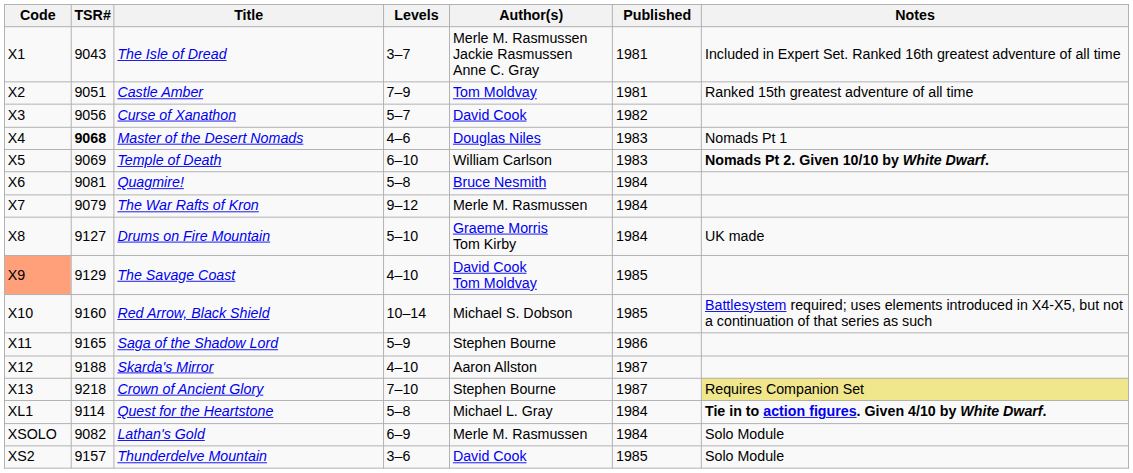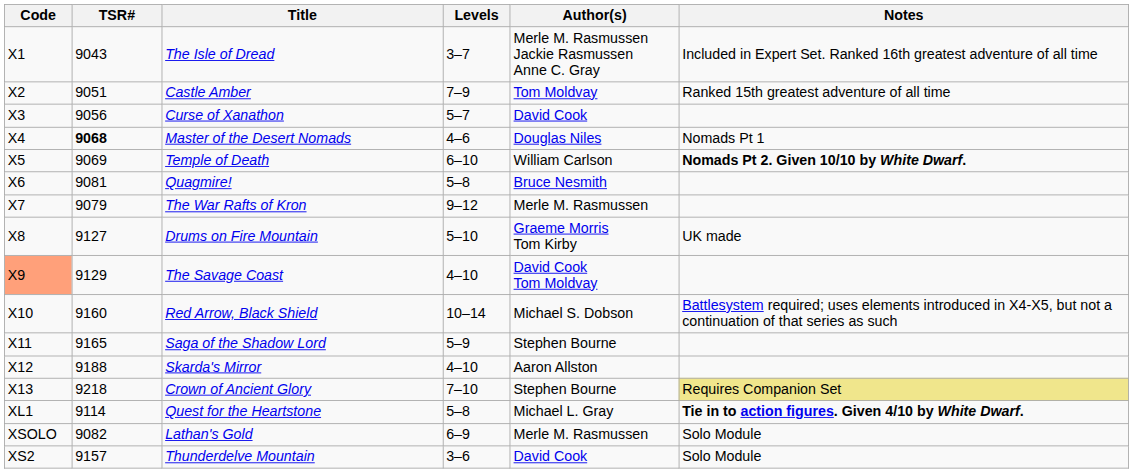- column: (657, 15)
